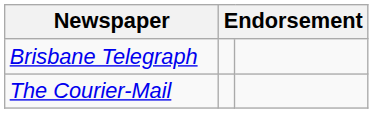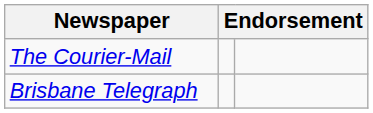rows swapped: (104, 56) <-> (91, 90)
